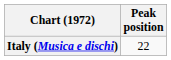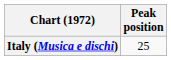(143, 45) 22 -> (143, 45) 25
